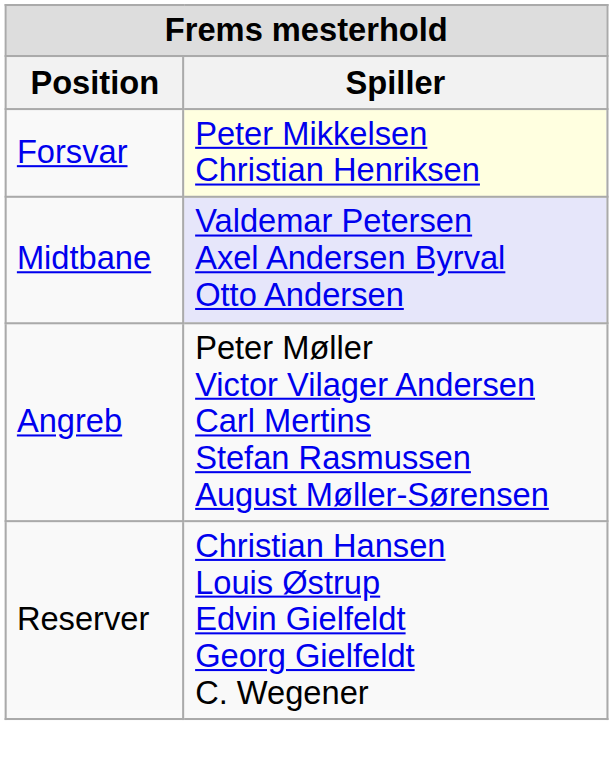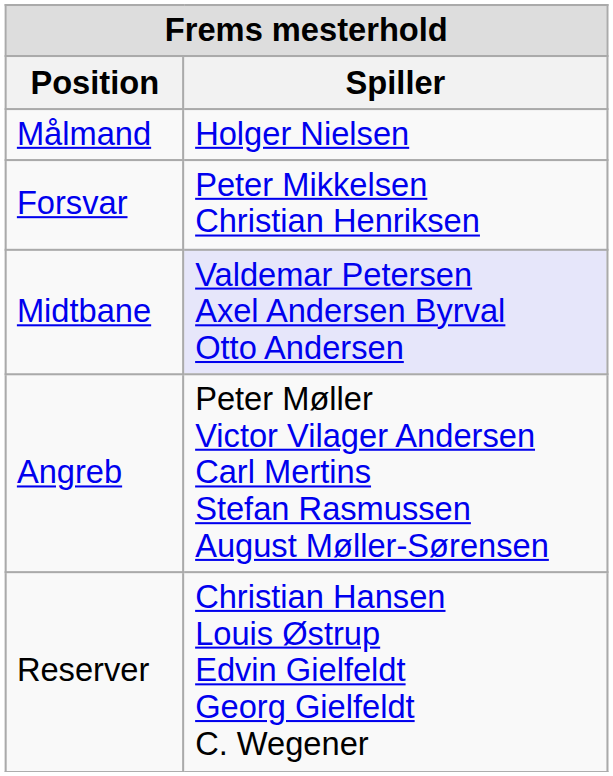+ row: (84, 133)
(338, 152) lightyellow background -> (338, 204) no background
